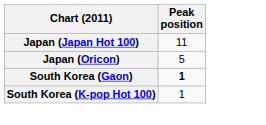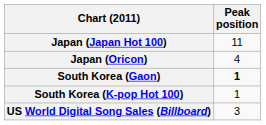(182, 59) 5 -> (237, 59) 4
+ row: (109, 111)
